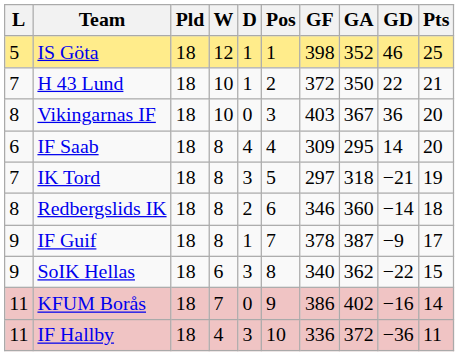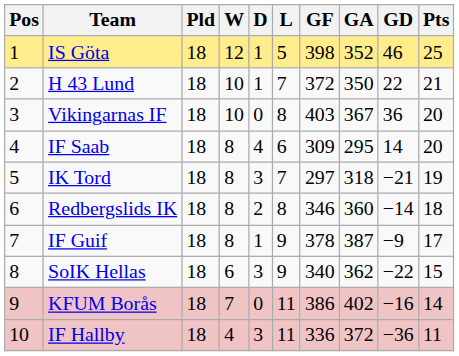columns swapped: (281, 20) <-> (19, 20)
